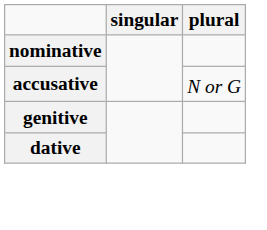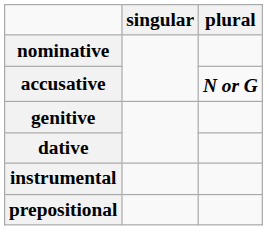(214, 86) normal -> (230, 86) bold
+ row: (63, 178)
+ row: (63, 209)
